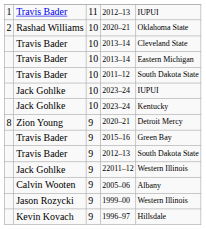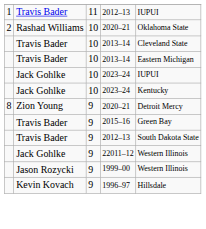- row: (9, 75)
- row: (9, 185)
